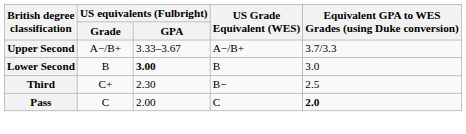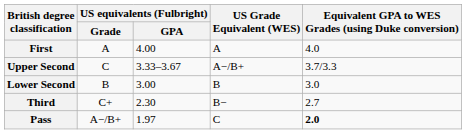+ row: (41, 48)
(105, 48) A−/B+ -> (105, 66) C
(146, 66) bold -> (146, 84) normal
(312, 84) 2.5 -> (312, 102) 2.7
(105, 102) C -> (105, 119) A−/B+
(146, 102) 2.00 -> (146, 119) 1.97
